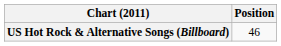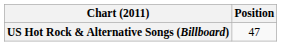(254, 31) 46 -> (254, 31) 47
